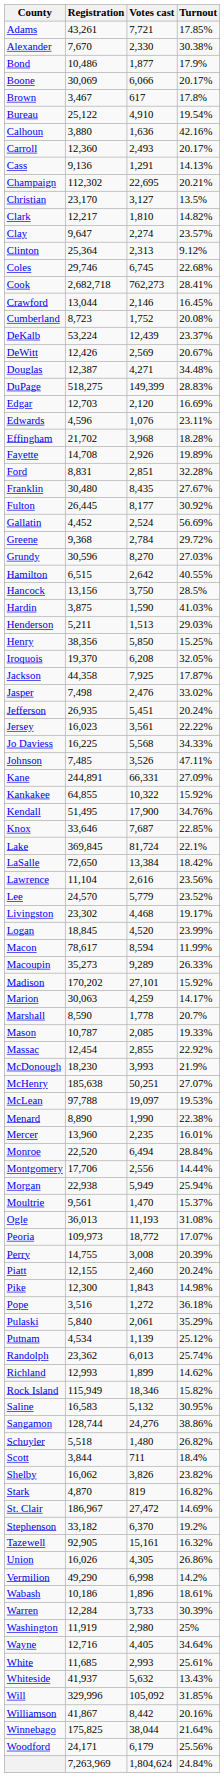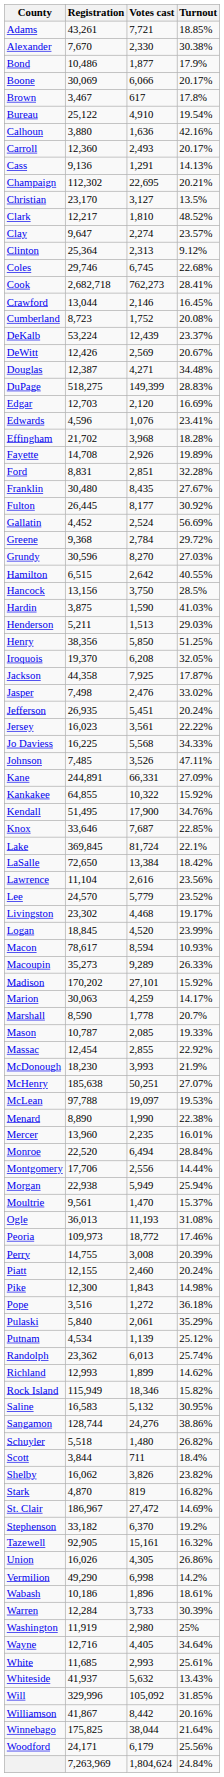(196, 30) 17.85% -> (196, 30) 18.85%
(196, 217) 14.82% -> (196, 217) 48.52%
(196, 421) 23.11% -> (196, 421) 23.41%
(196, 642) 15.25% -> (196, 642) 51.25%
(196, 948) 11.99% -> (196, 948) 10.93%
(196, 1237) 17.07% -> (196, 1237) 17.46%
